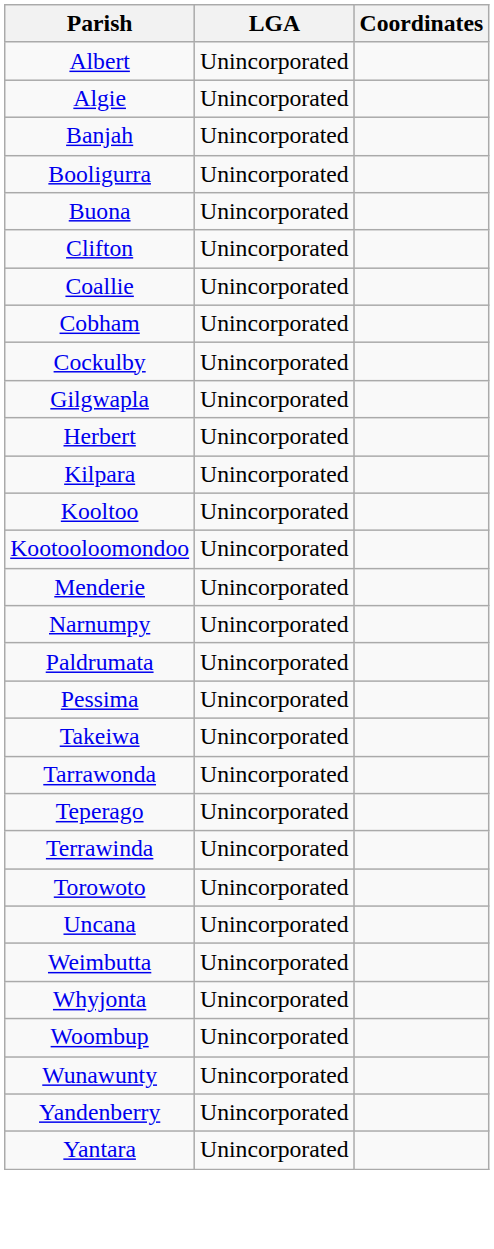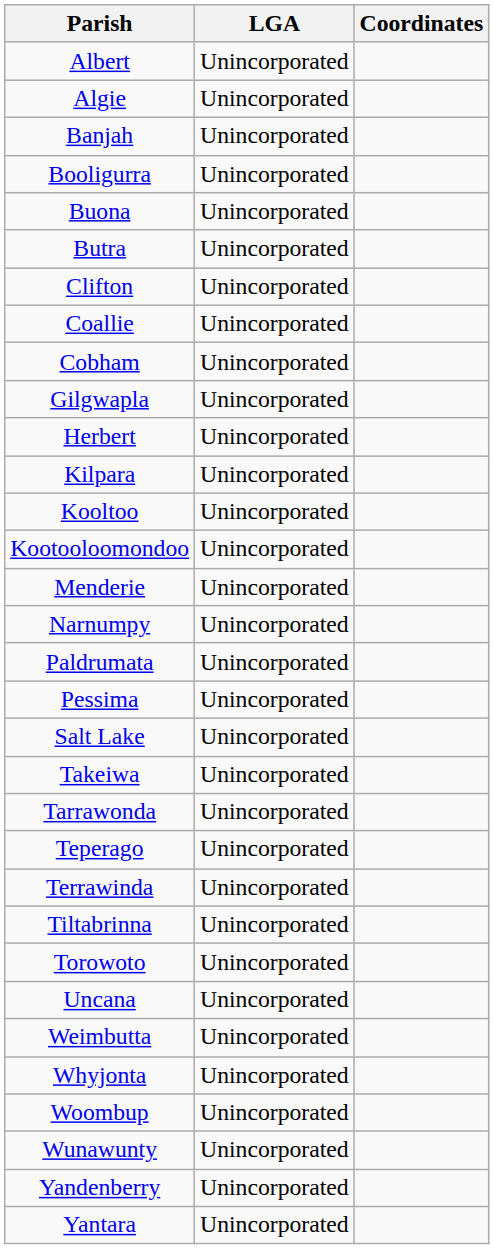+ row: (100, 248)
- row: (100, 361)
+ row: (100, 736)
+ row: (100, 924)
